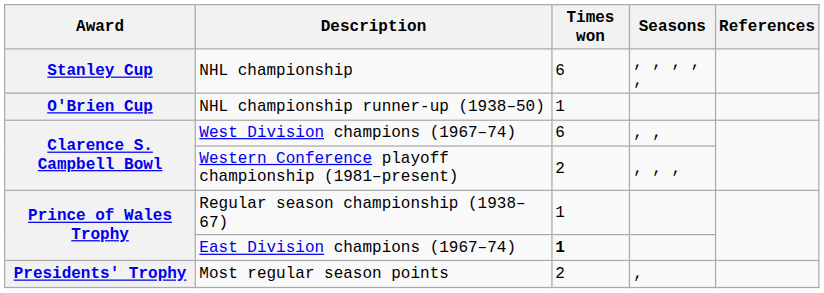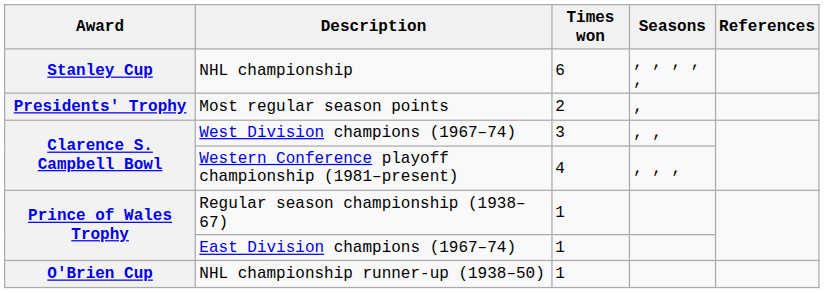rows swapped: (372, 107) <-> (324, 274)
(560, 133) 6 -> (560, 133) 3
(560, 168) 2 -> (560, 168) 4
(560, 248) bold -> (560, 248) normal
